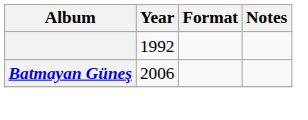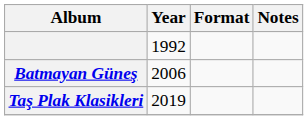+ row: (76, 100)
